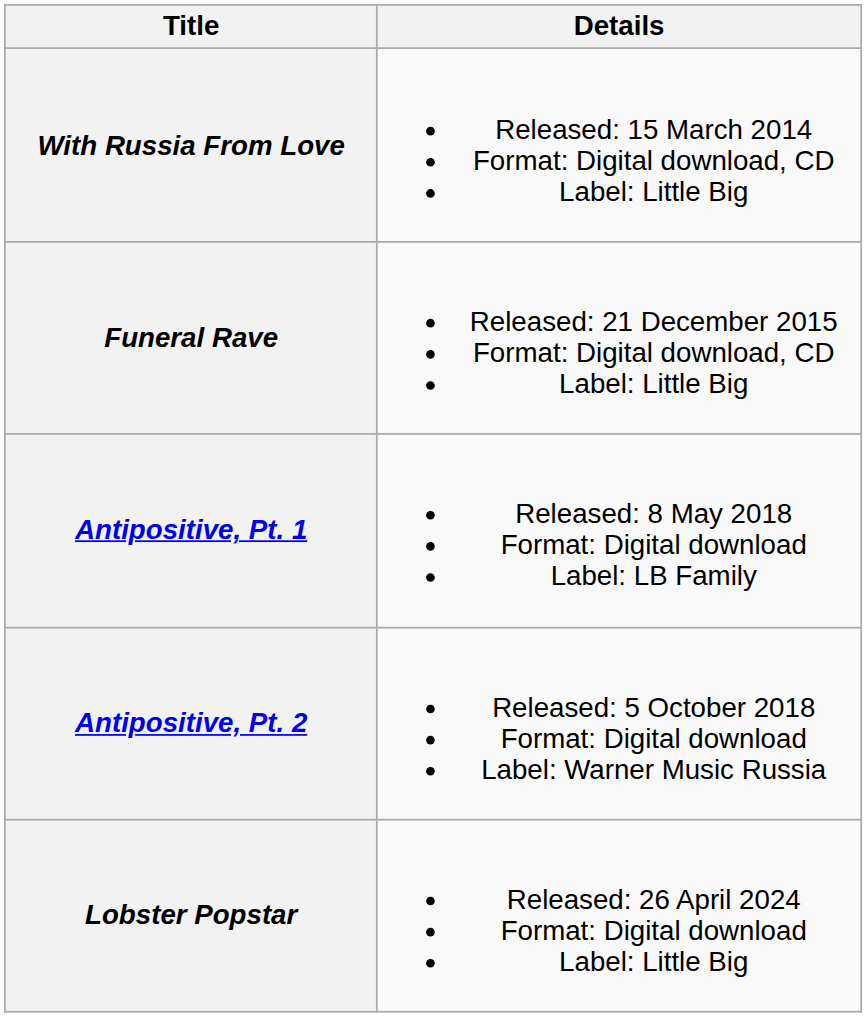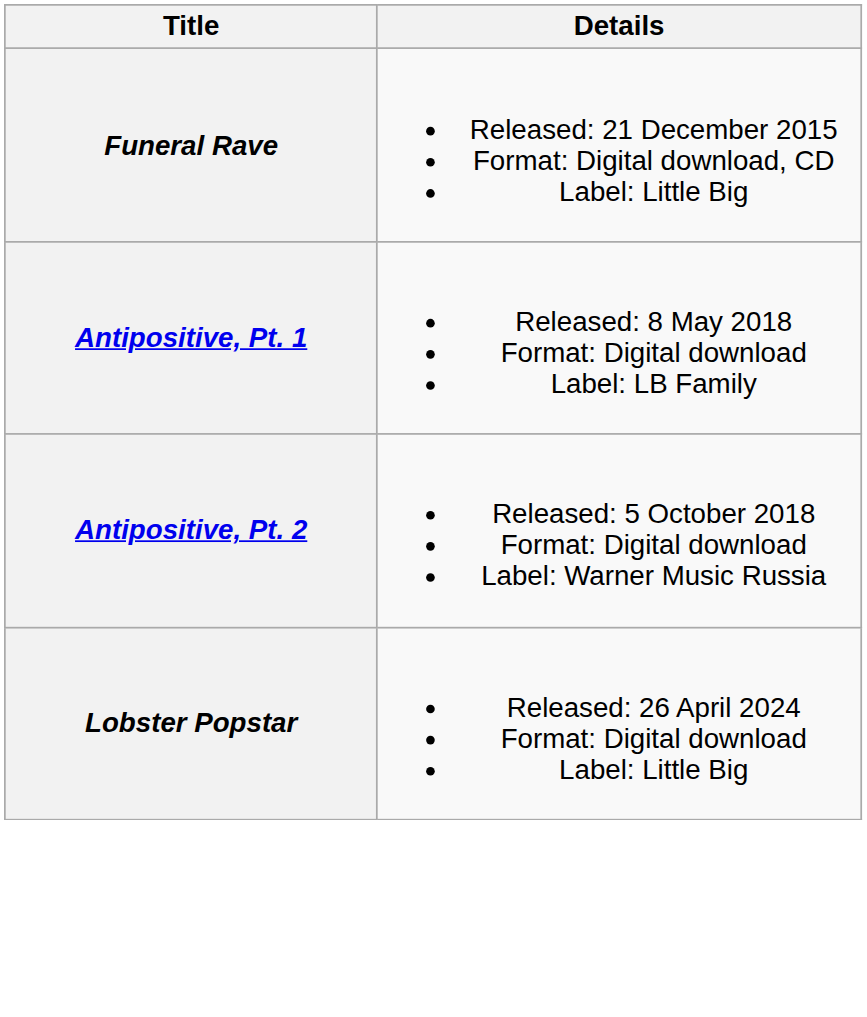- row: (191, 144)
